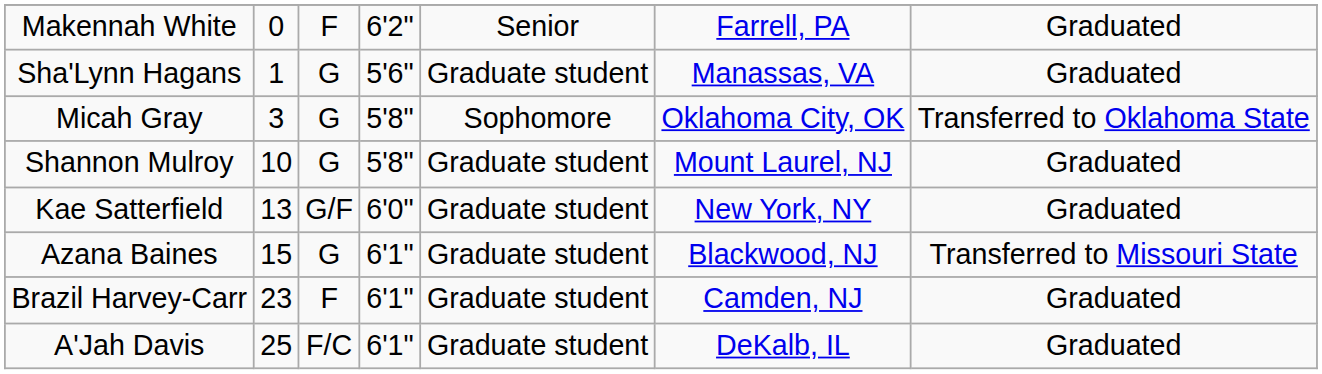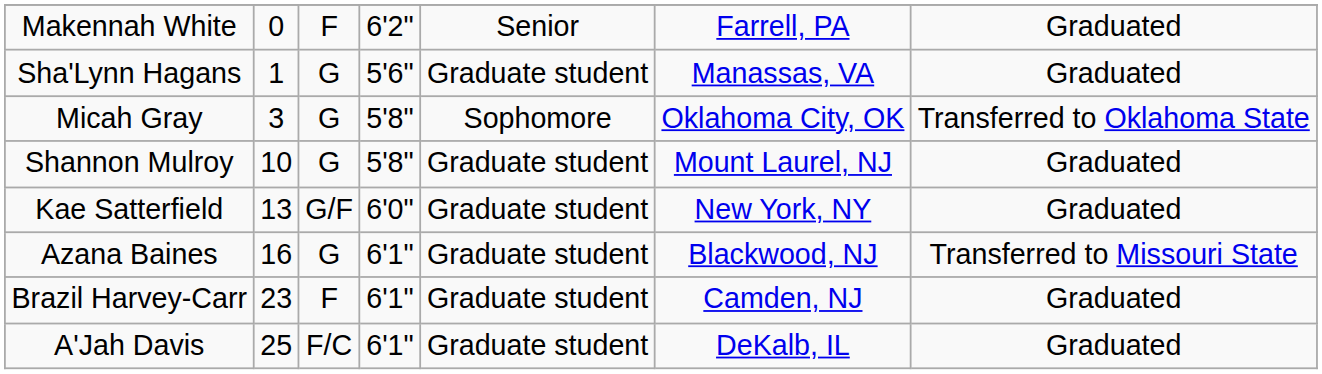(276, 254) 15 -> (276, 254) 16
